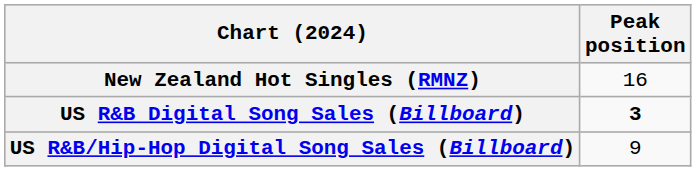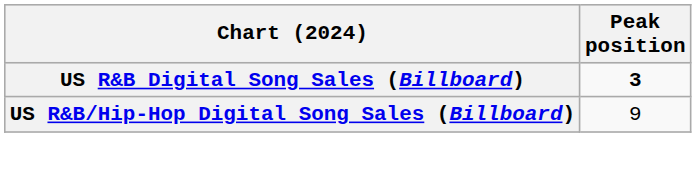- row: (292, 80)
